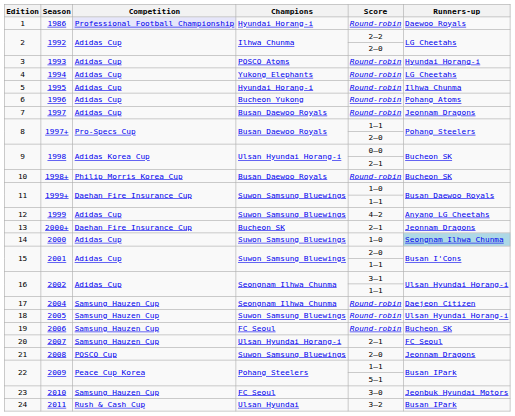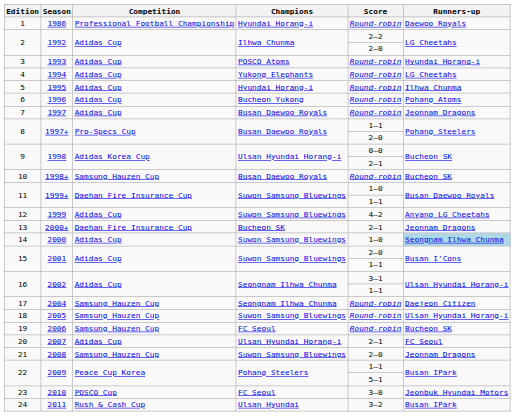(154, 23) lavender background -> (154, 23) no background
(129, 176) Philip Morris Korea Cup -> (117, 176) Samsung Hauzen Cup
(117, 341) Samsung Hauzen Cup -> (98, 341) Adidas Cup
(96, 354) POSCO Cup -> (117, 354) Samsung Hauzen Cup
(117, 392) Samsung Hauzen Cup -> (96, 392) POSCO Cup
